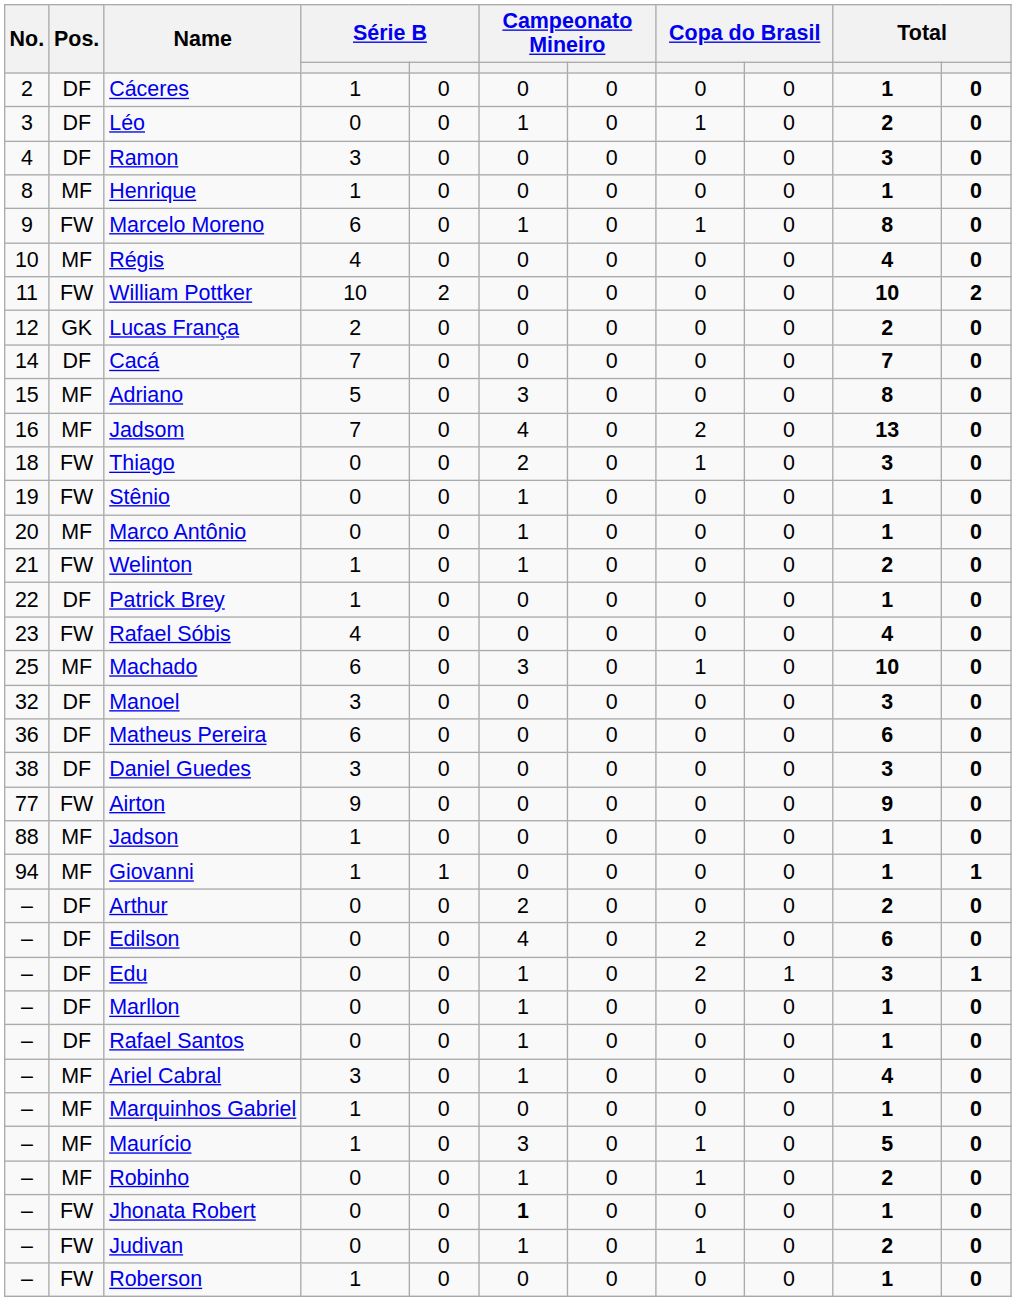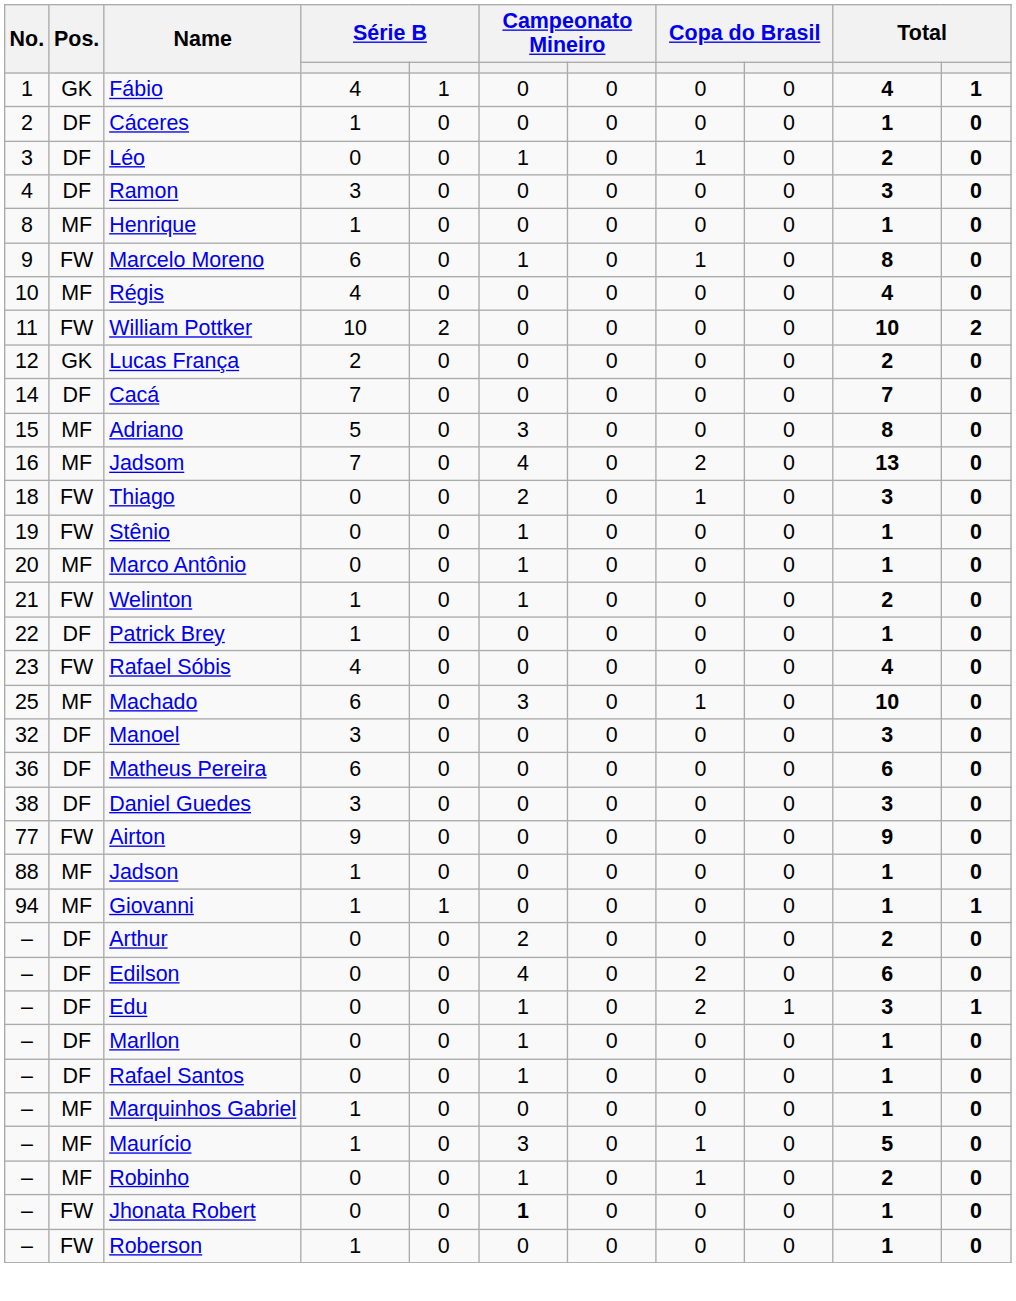+ row: (136, 89)
- row: (165, 1075)
- row: (146, 1245)
